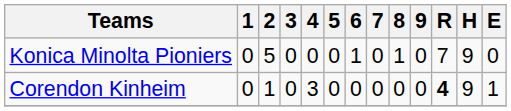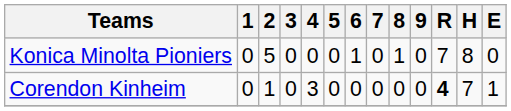(468, 55) 9 -> (468, 55) 8
(468, 88) 9 -> (468, 88) 7
